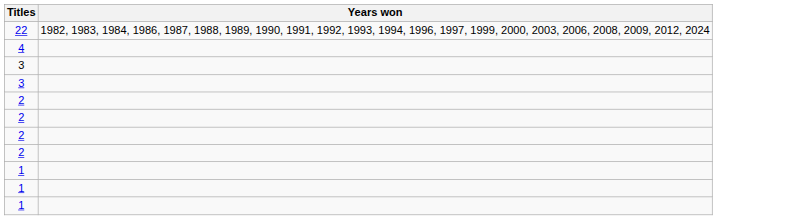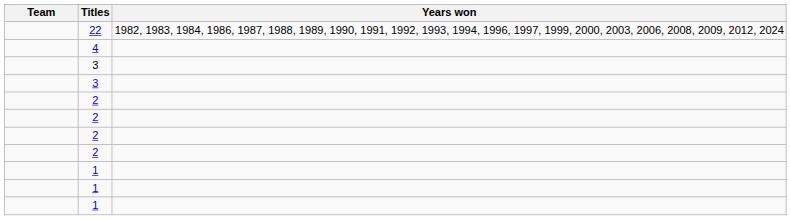+ column: (41, 13)
